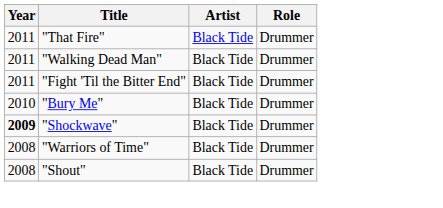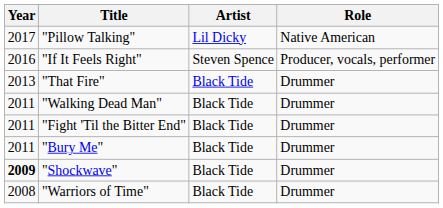+ row: (89, 37)
+ row: (92, 59)
(21, 37) 2011 -> (22, 81) 2013
(22, 103) 2010 -> (21, 147) 2011
- row: (64, 170)
